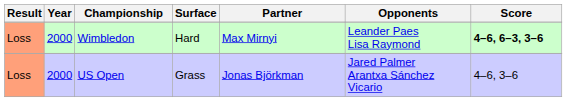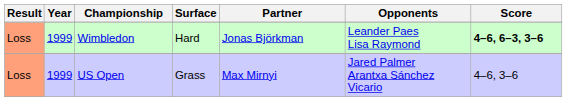(60, 37) 2000 -> (60, 37) 1999
(249, 37) Max Mirnyi -> (263, 37) Jonas Björkman
(60, 75) 2000 -> (60, 75) 1999
(263, 75) Jonas Björkman -> (249, 75) Max Mirnyi
